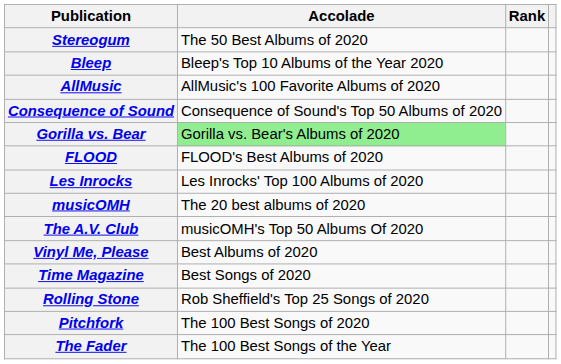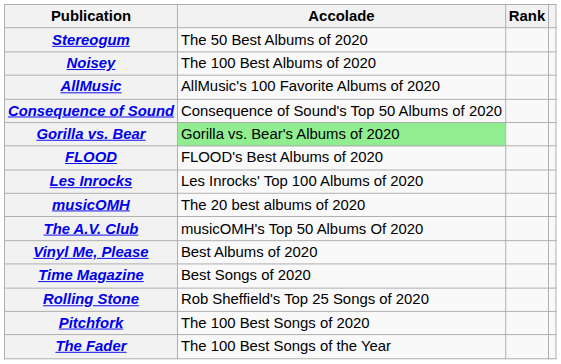- row: (91, 63)
+ row: (91, 63)
